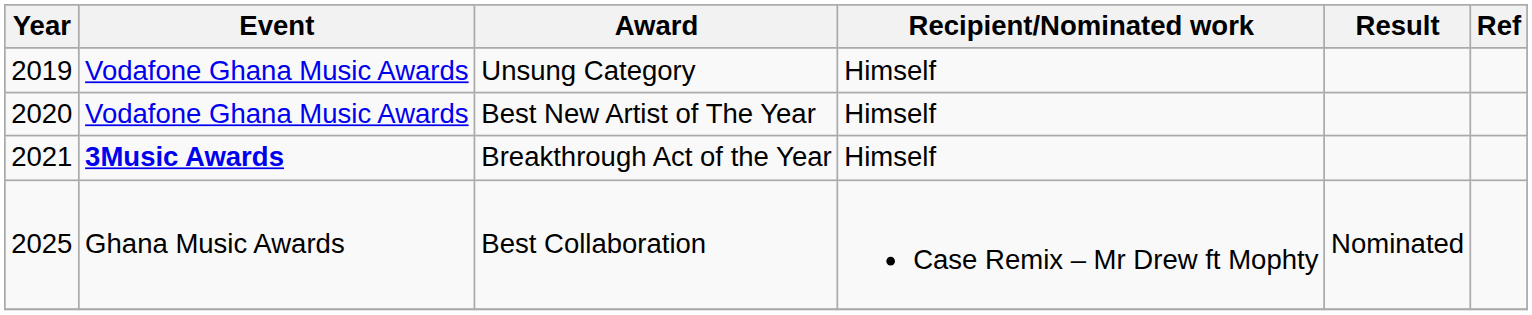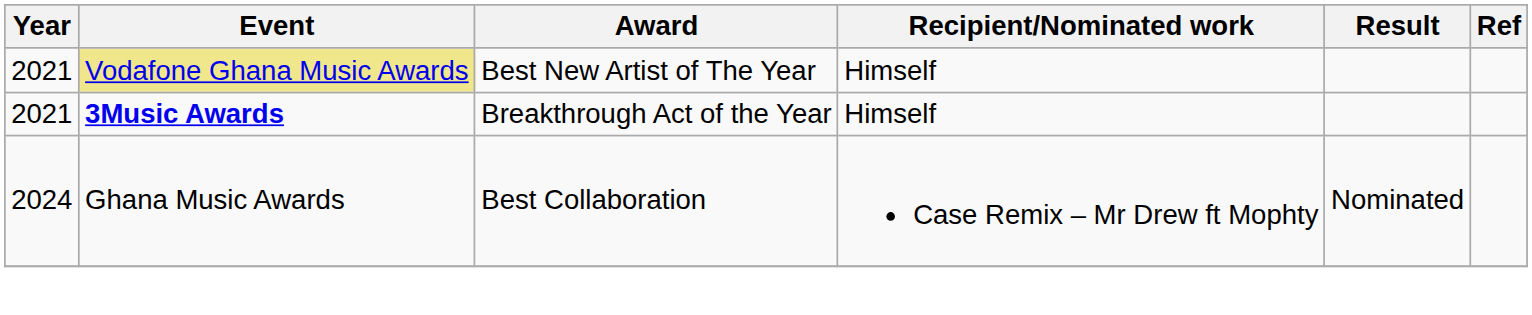- row: (588, 69)
(42, 113) 2020 -> (42, 69) 2021
(277, 113) no background -> (277, 69) khaki background
(42, 243) 2025 -> (42, 200) 2024
